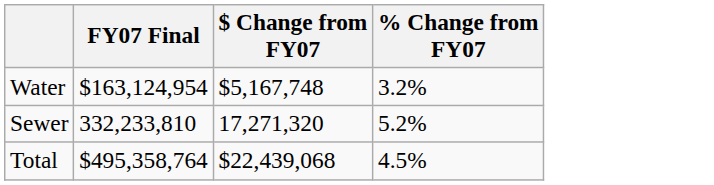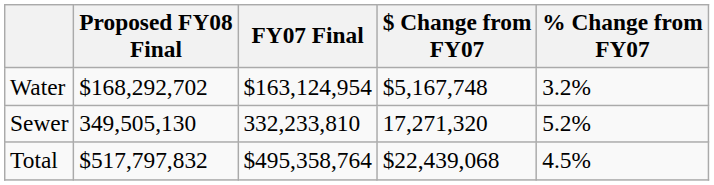+ column: (156, 36)
